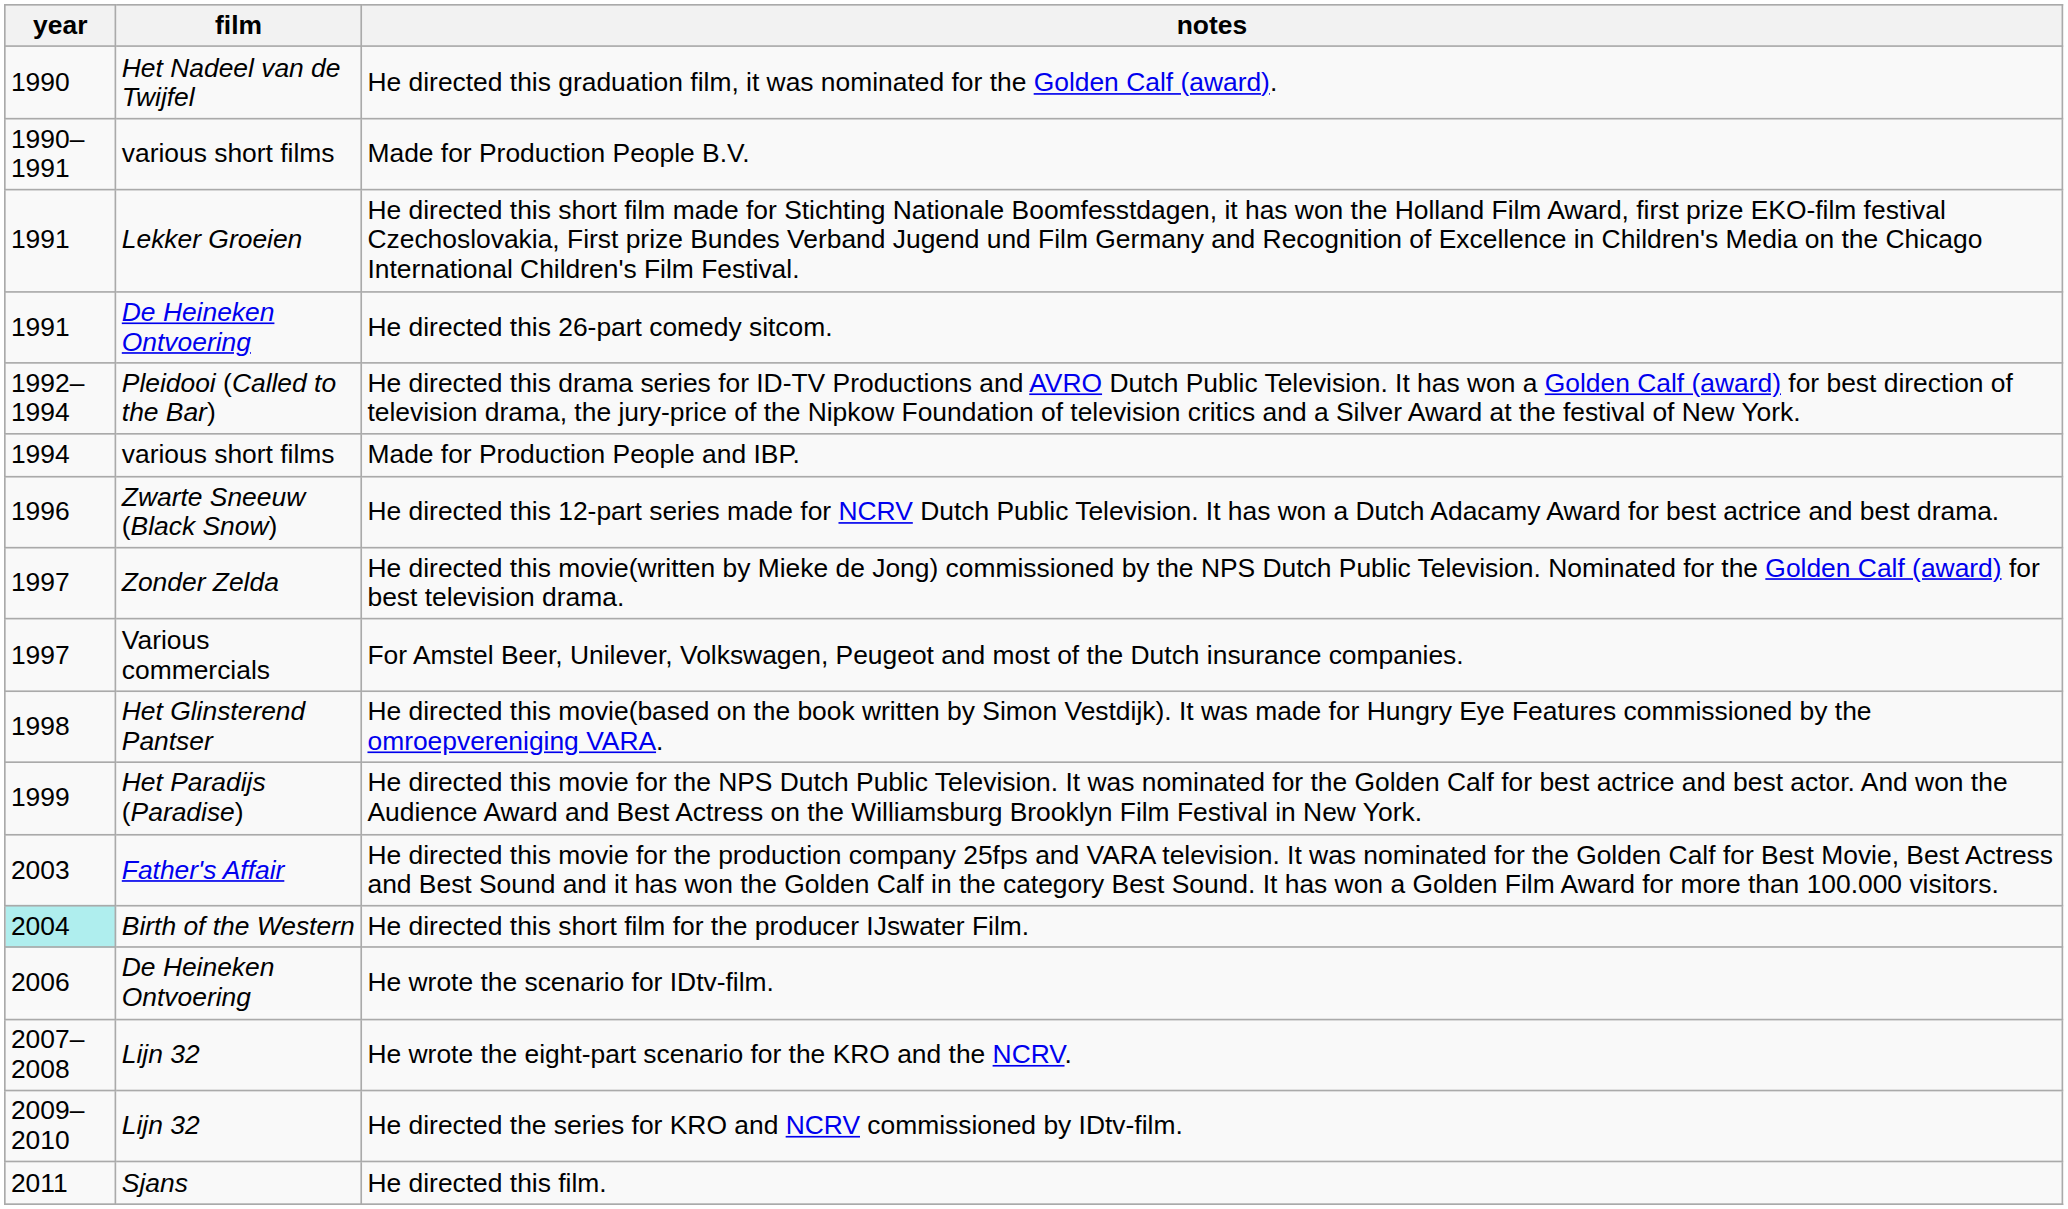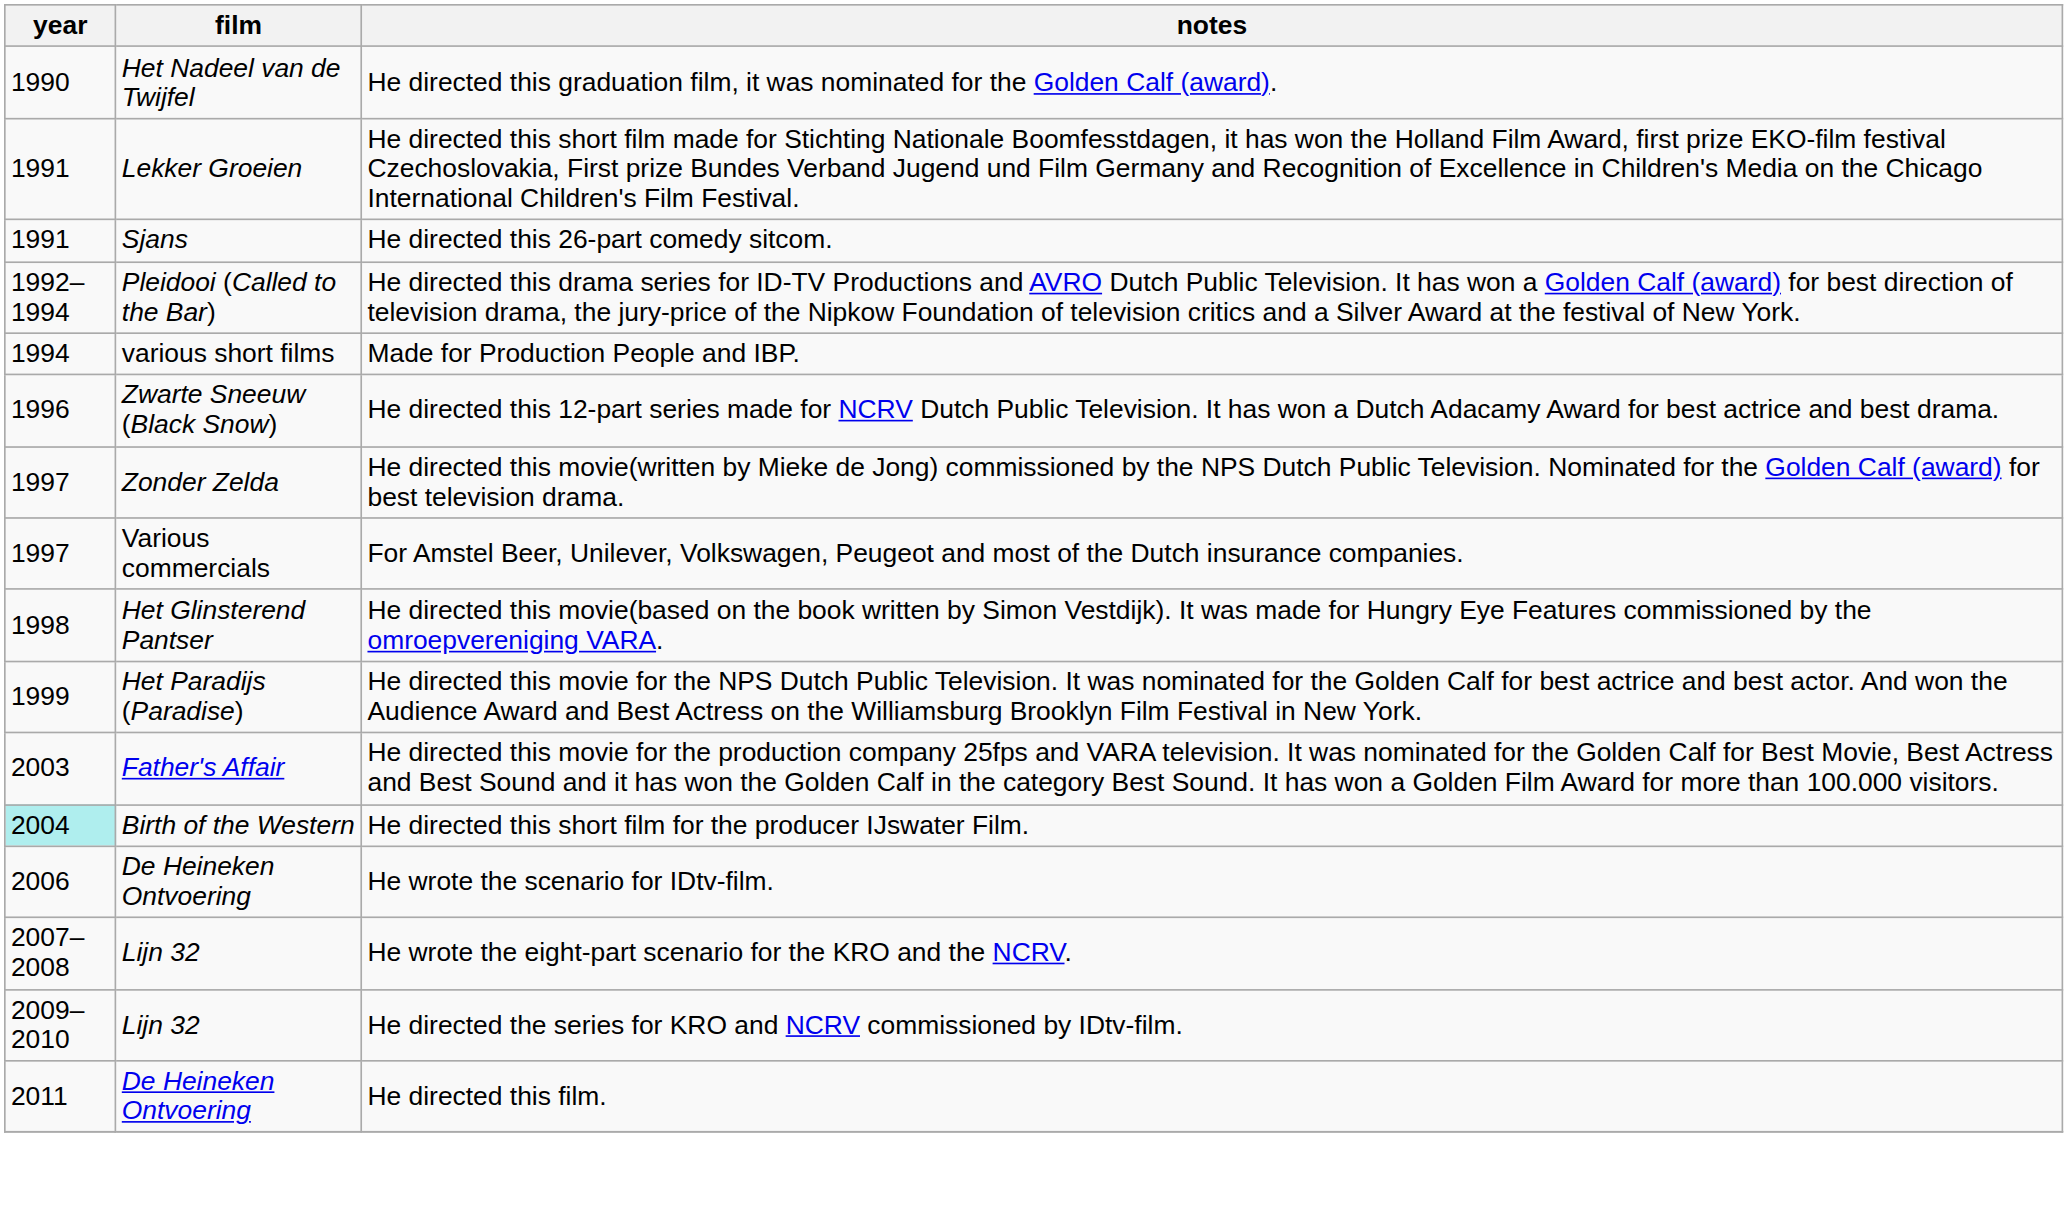- row: (559, 153)
(198, 326) De Heineken Ontvoering -> (155, 240) Sjans
(155, 1182) Sjans -> (198, 1096) De Heineken Ontvoering
